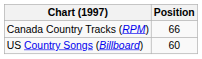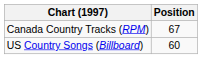(174, 29) 66 -> (174, 29) 67
